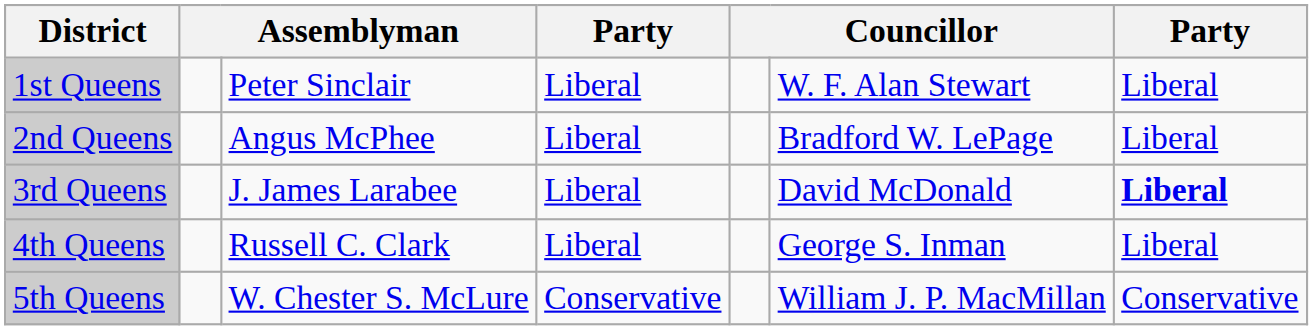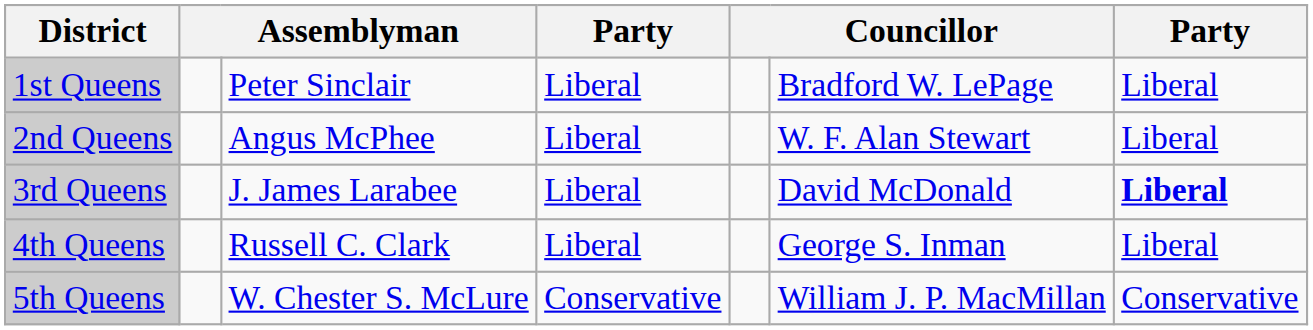(904, 84) W. F. Alan Stewart -> (915, 84) Bradford W. LePage
(915, 137) Bradford W. LePage -> (904, 137) W. F. Alan Stewart
